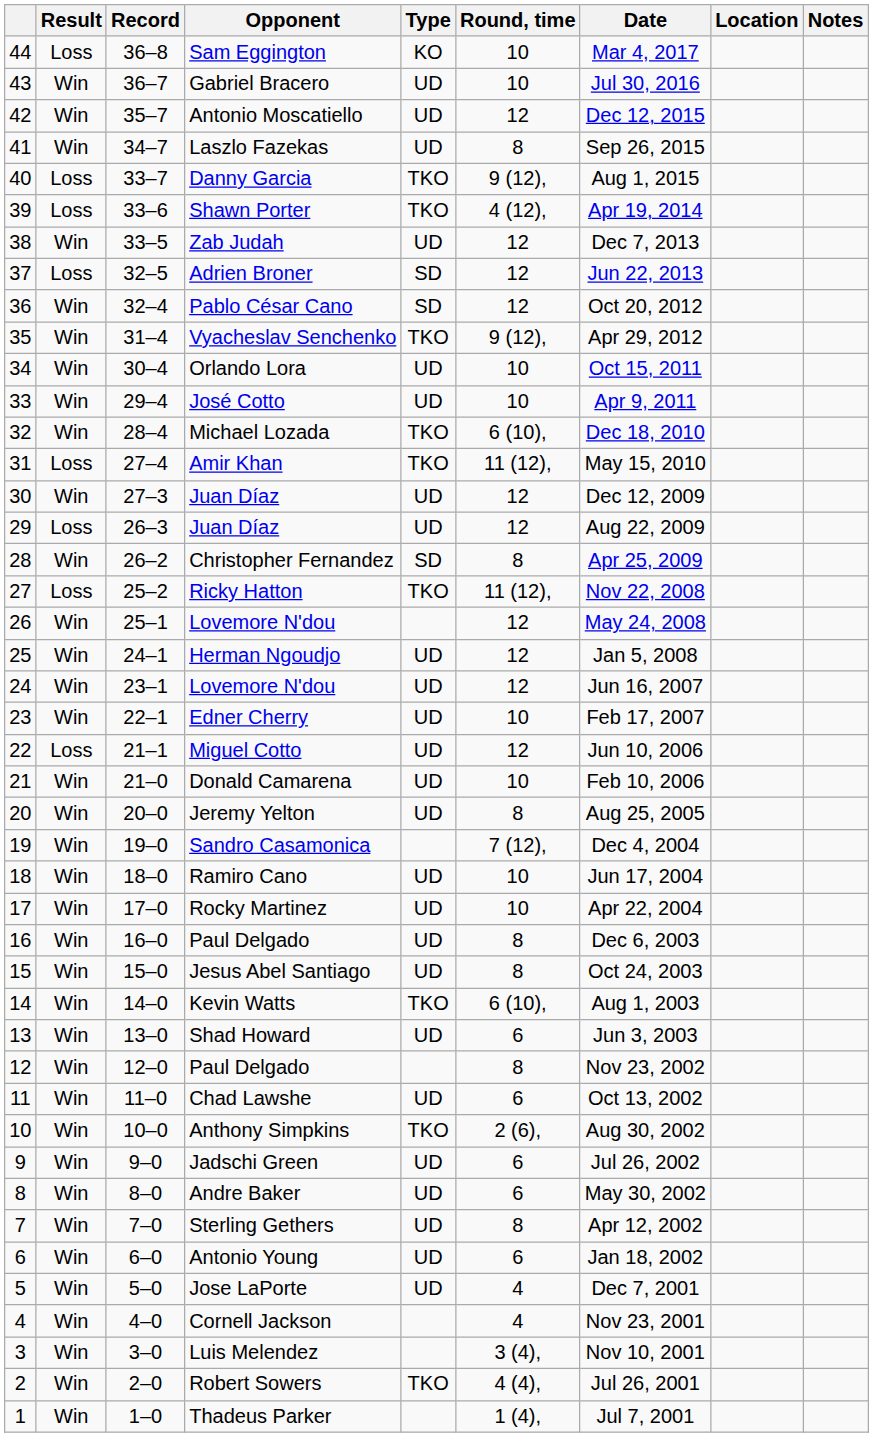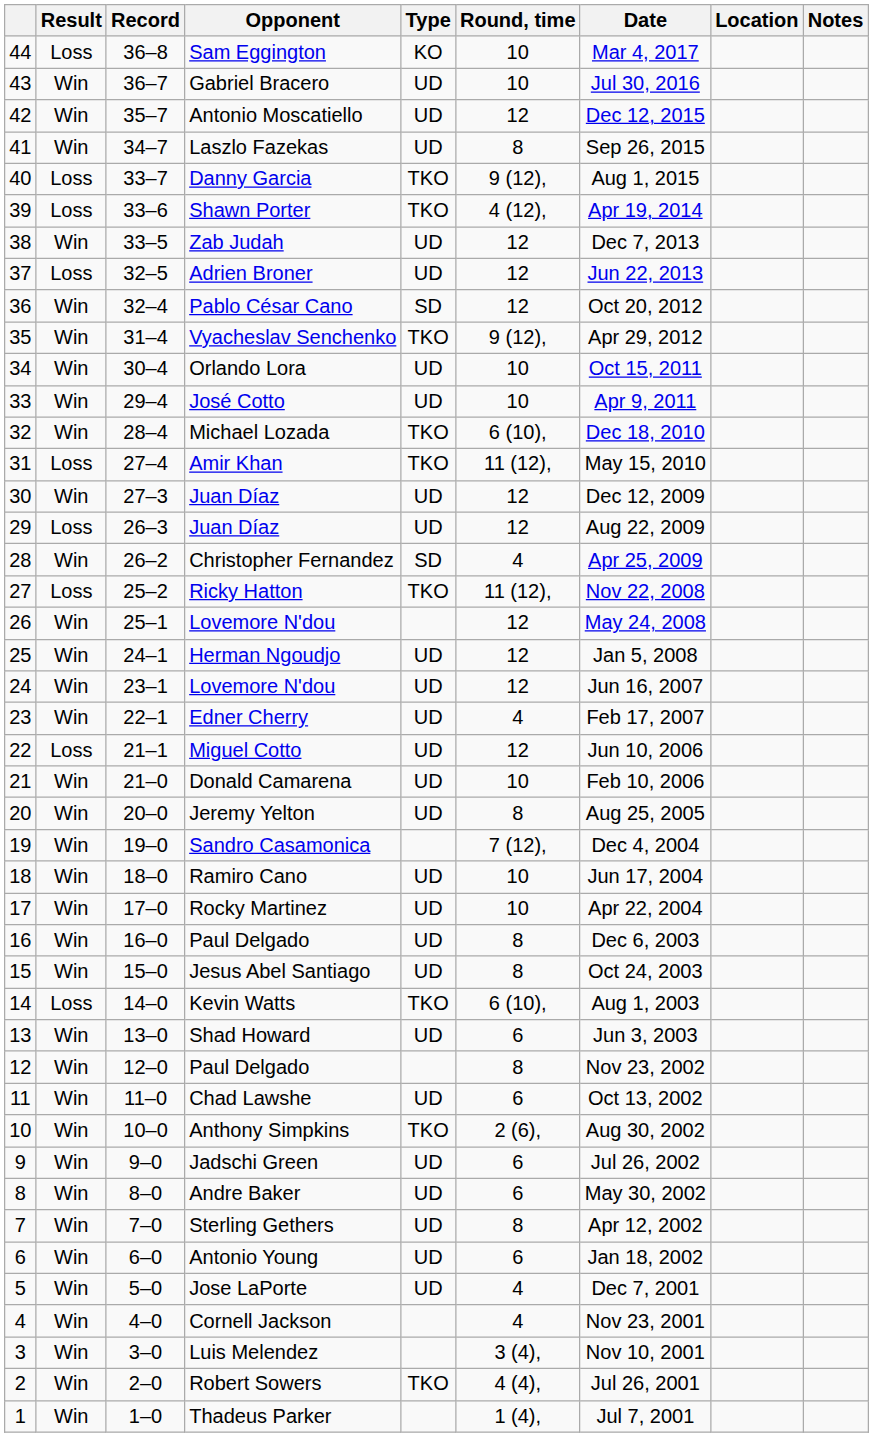(428, 274) SD -> (428, 274) UD
(518, 559) 8 -> (518, 559) 4
(518, 718) 10 -> (518, 718) 4
(71, 1003) Win -> (71, 1003) Loss
